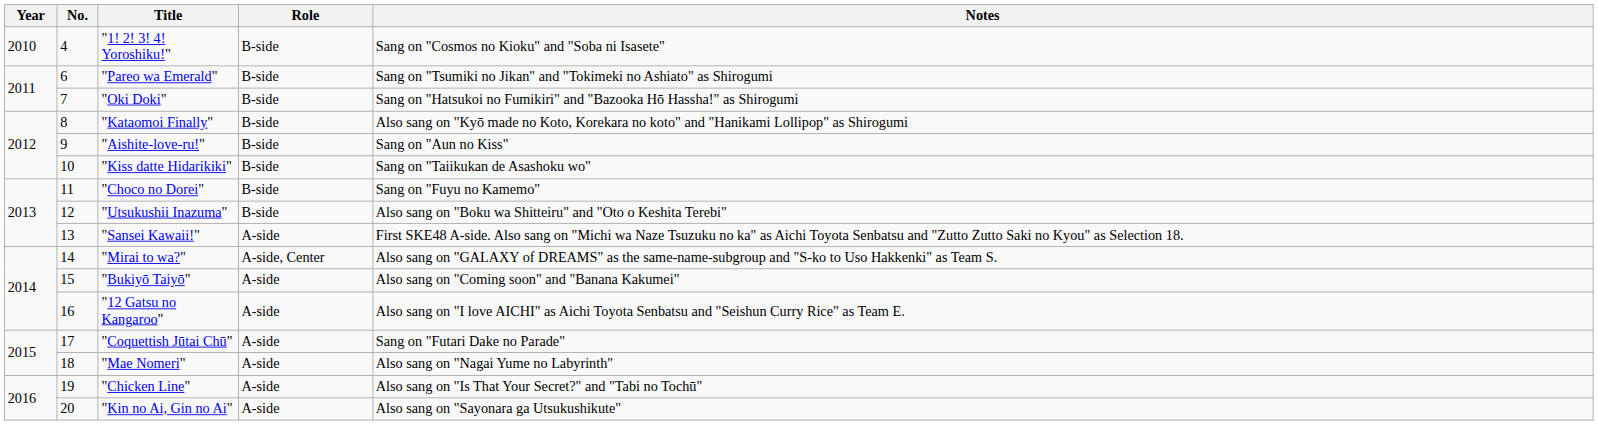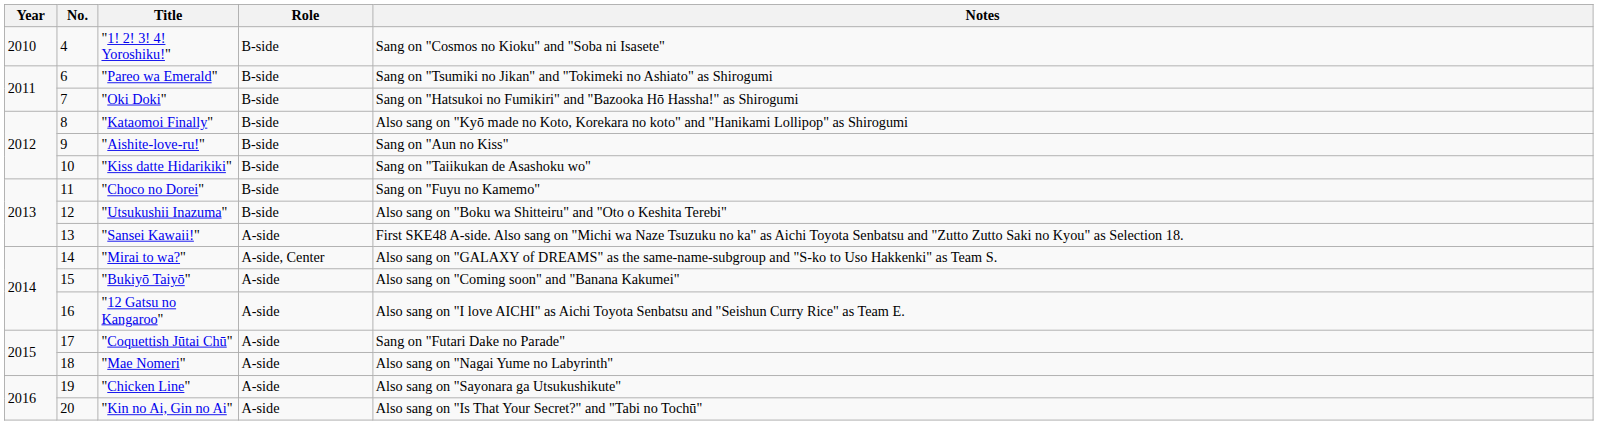(539, 386) Also sang on "Is That Your Secret?" and "Tabi no Tochū" -> (498, 386) Also sang on "Sayonara ga Utsukushikute"
(498, 409) Also sang on "Sayonara ga Utsukushikute" -> (539, 409) Also sang on "Is That Your Secret?" and "Tabi no Tochū"
